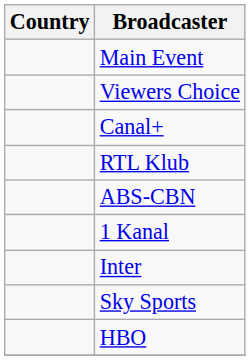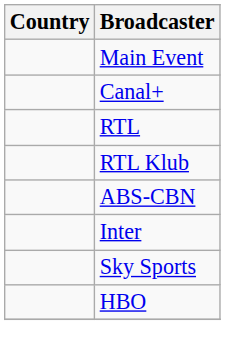- row: (170, 92)
+ row: (120, 127)
- row: (134, 232)
